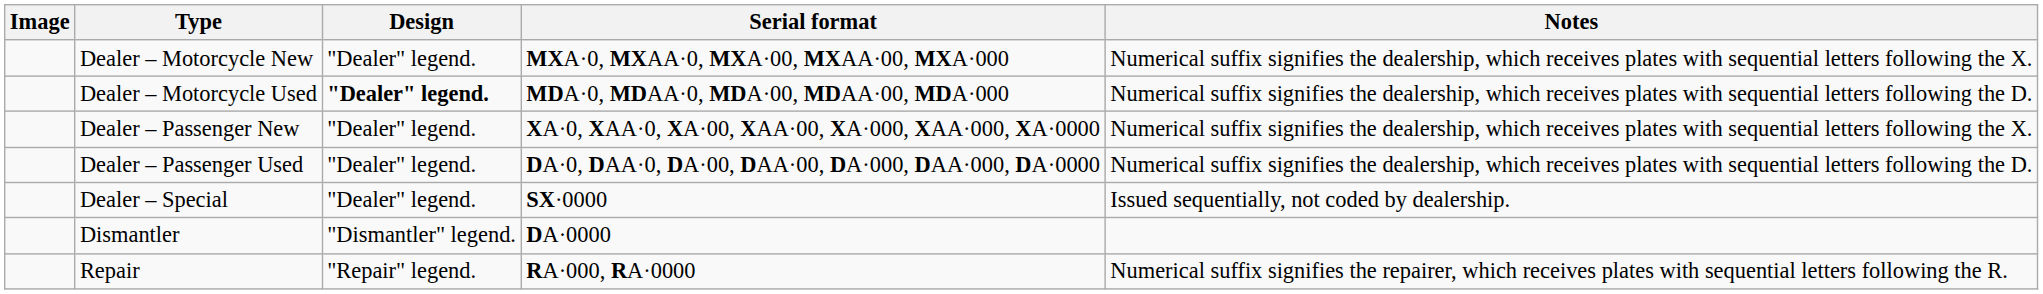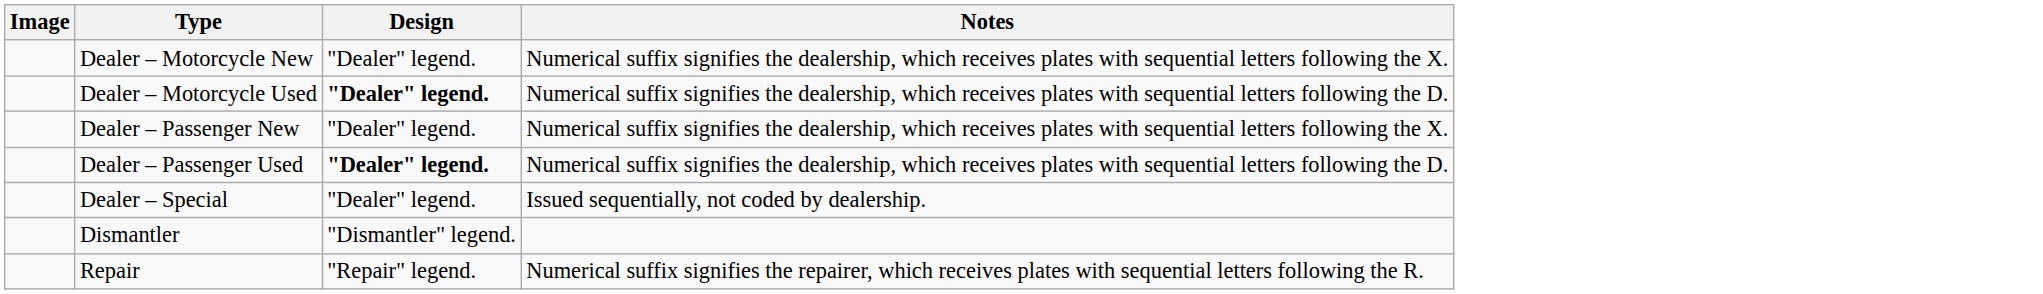- column: (813, 22)
(402, 164) normal -> (408, 164) bold
